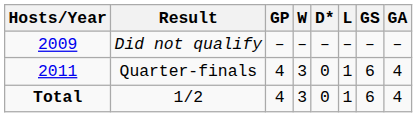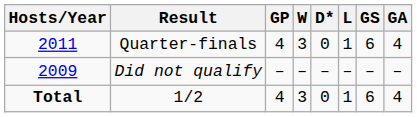rows swapped: (188, 45) <-> (188, 71)
